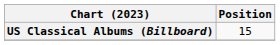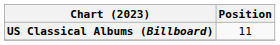(245, 31) 15 -> (245, 31) 11
